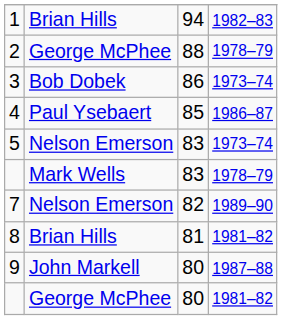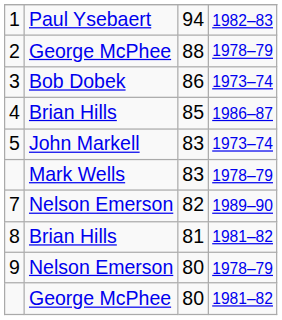(73, 19) Brian Hills -> (90, 19) Paul Ysebaert
(90, 112) Paul Ysebaert -> (73, 112) Brian Hills
(101, 143) Nelson Emerson -> (84, 143) John Markell
(84, 267) John Markell -> (101, 267) Nelson Emerson
(243, 268) 1987–88 -> (243, 268) 1978–79
